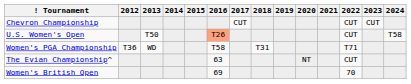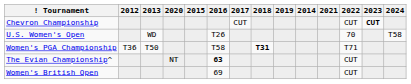columns swapped: (174, 11) <-> (307, 11)
(373, 23) normal -> (373, 23) bold
(152, 36) T50 -> (152, 36) WD
(218, 36) lightsalmon background -> (218, 36) no background
(351, 36) CUT -> (351, 36) 70
(152, 48) WD -> (152, 48) T50
(262, 48) normal -> (262, 48) bold
(218, 60) normal -> (218, 60) bold
(351, 73) 70 -> (351, 73) CUT
